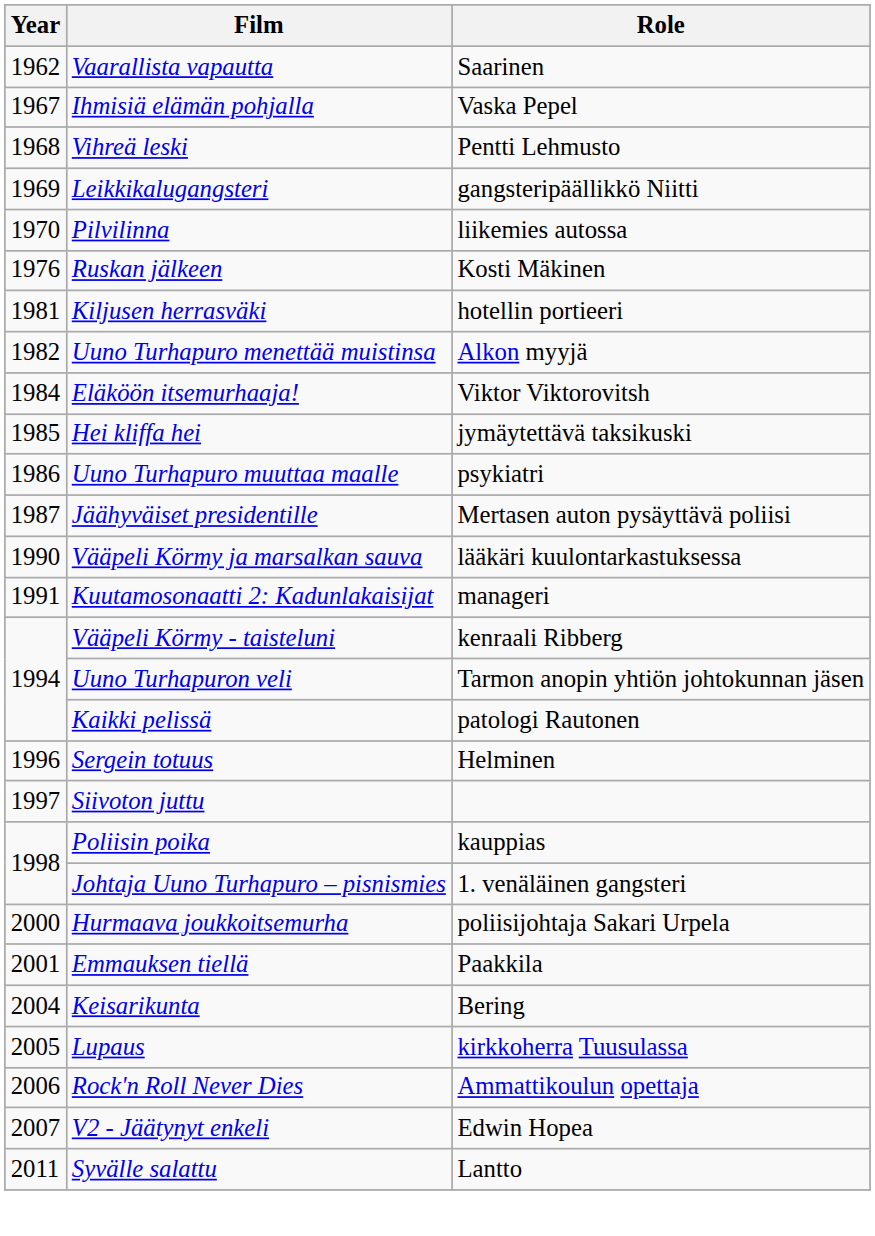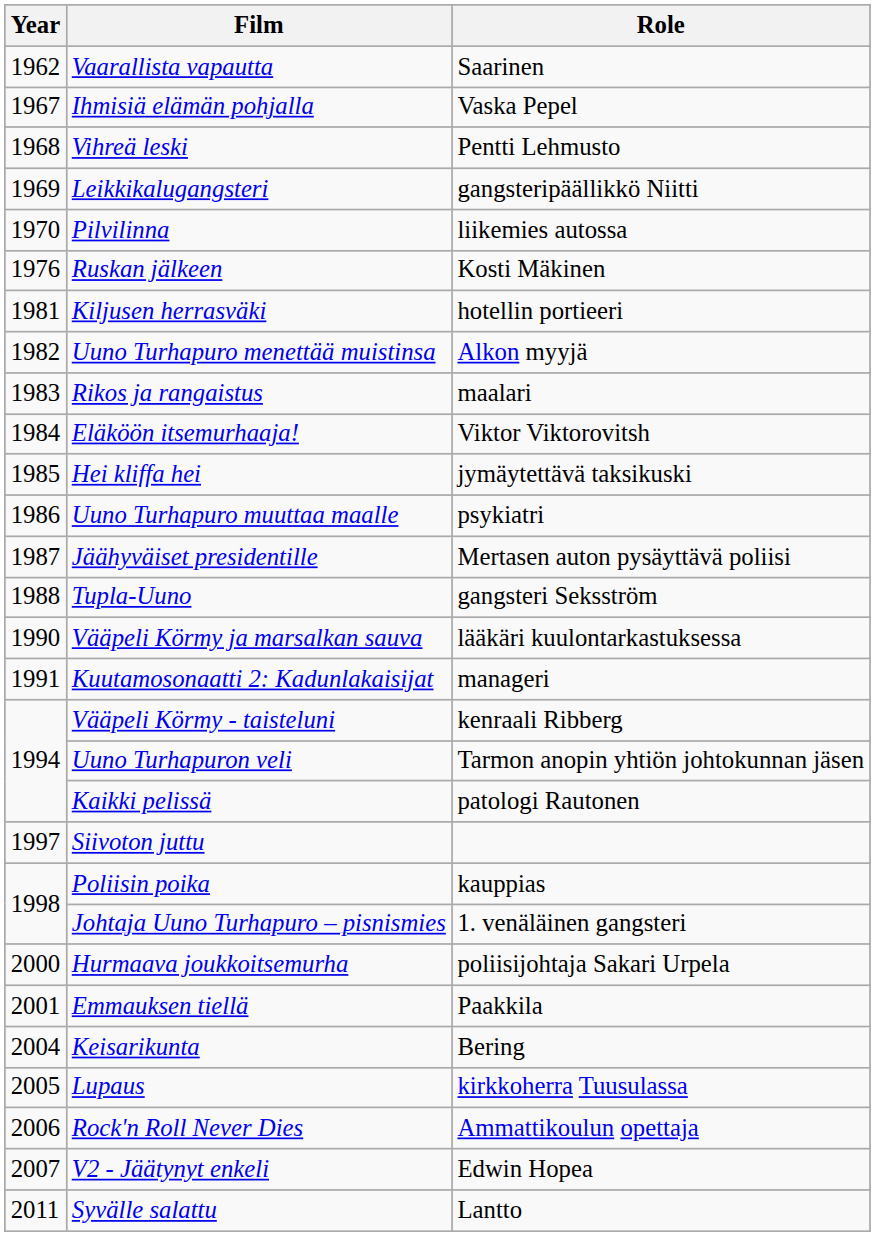+ row: (167, 392)
+ row: (132, 597)
- row: (142, 760)
